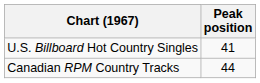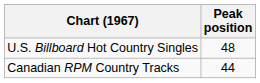(228, 48) 41 -> (228, 48) 48
